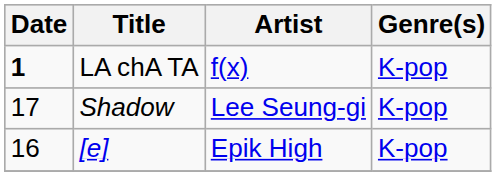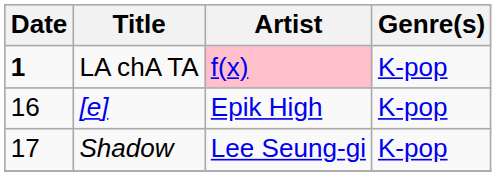(230, 66) no background -> (230, 66) pink background
rows swapped: (94, 149) <-> (127, 107)
